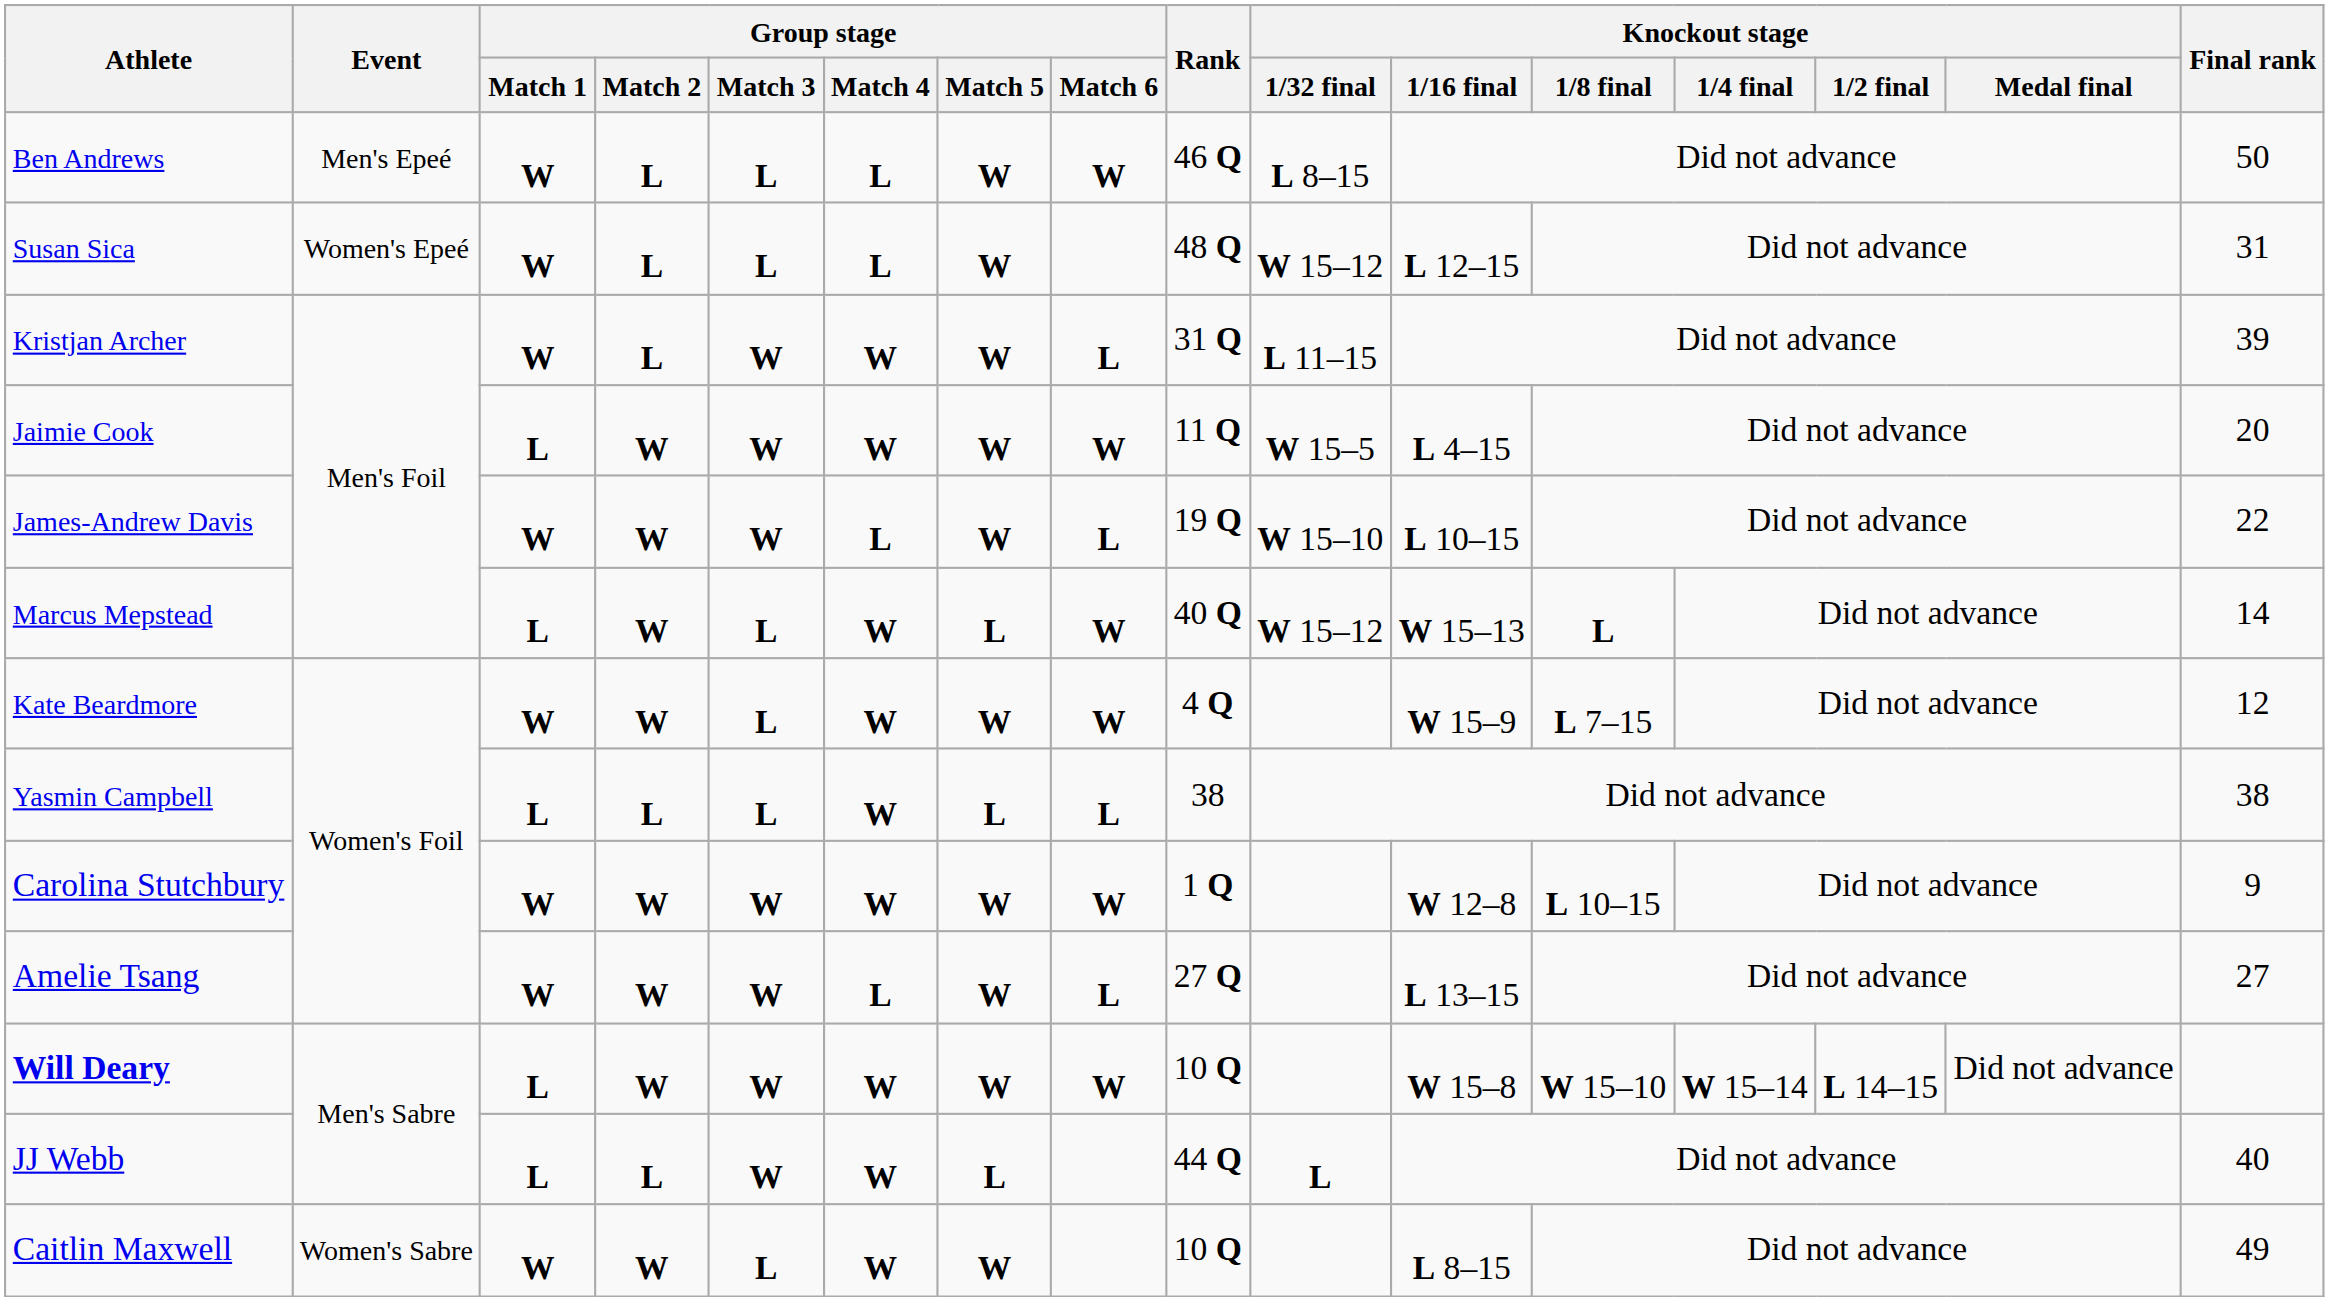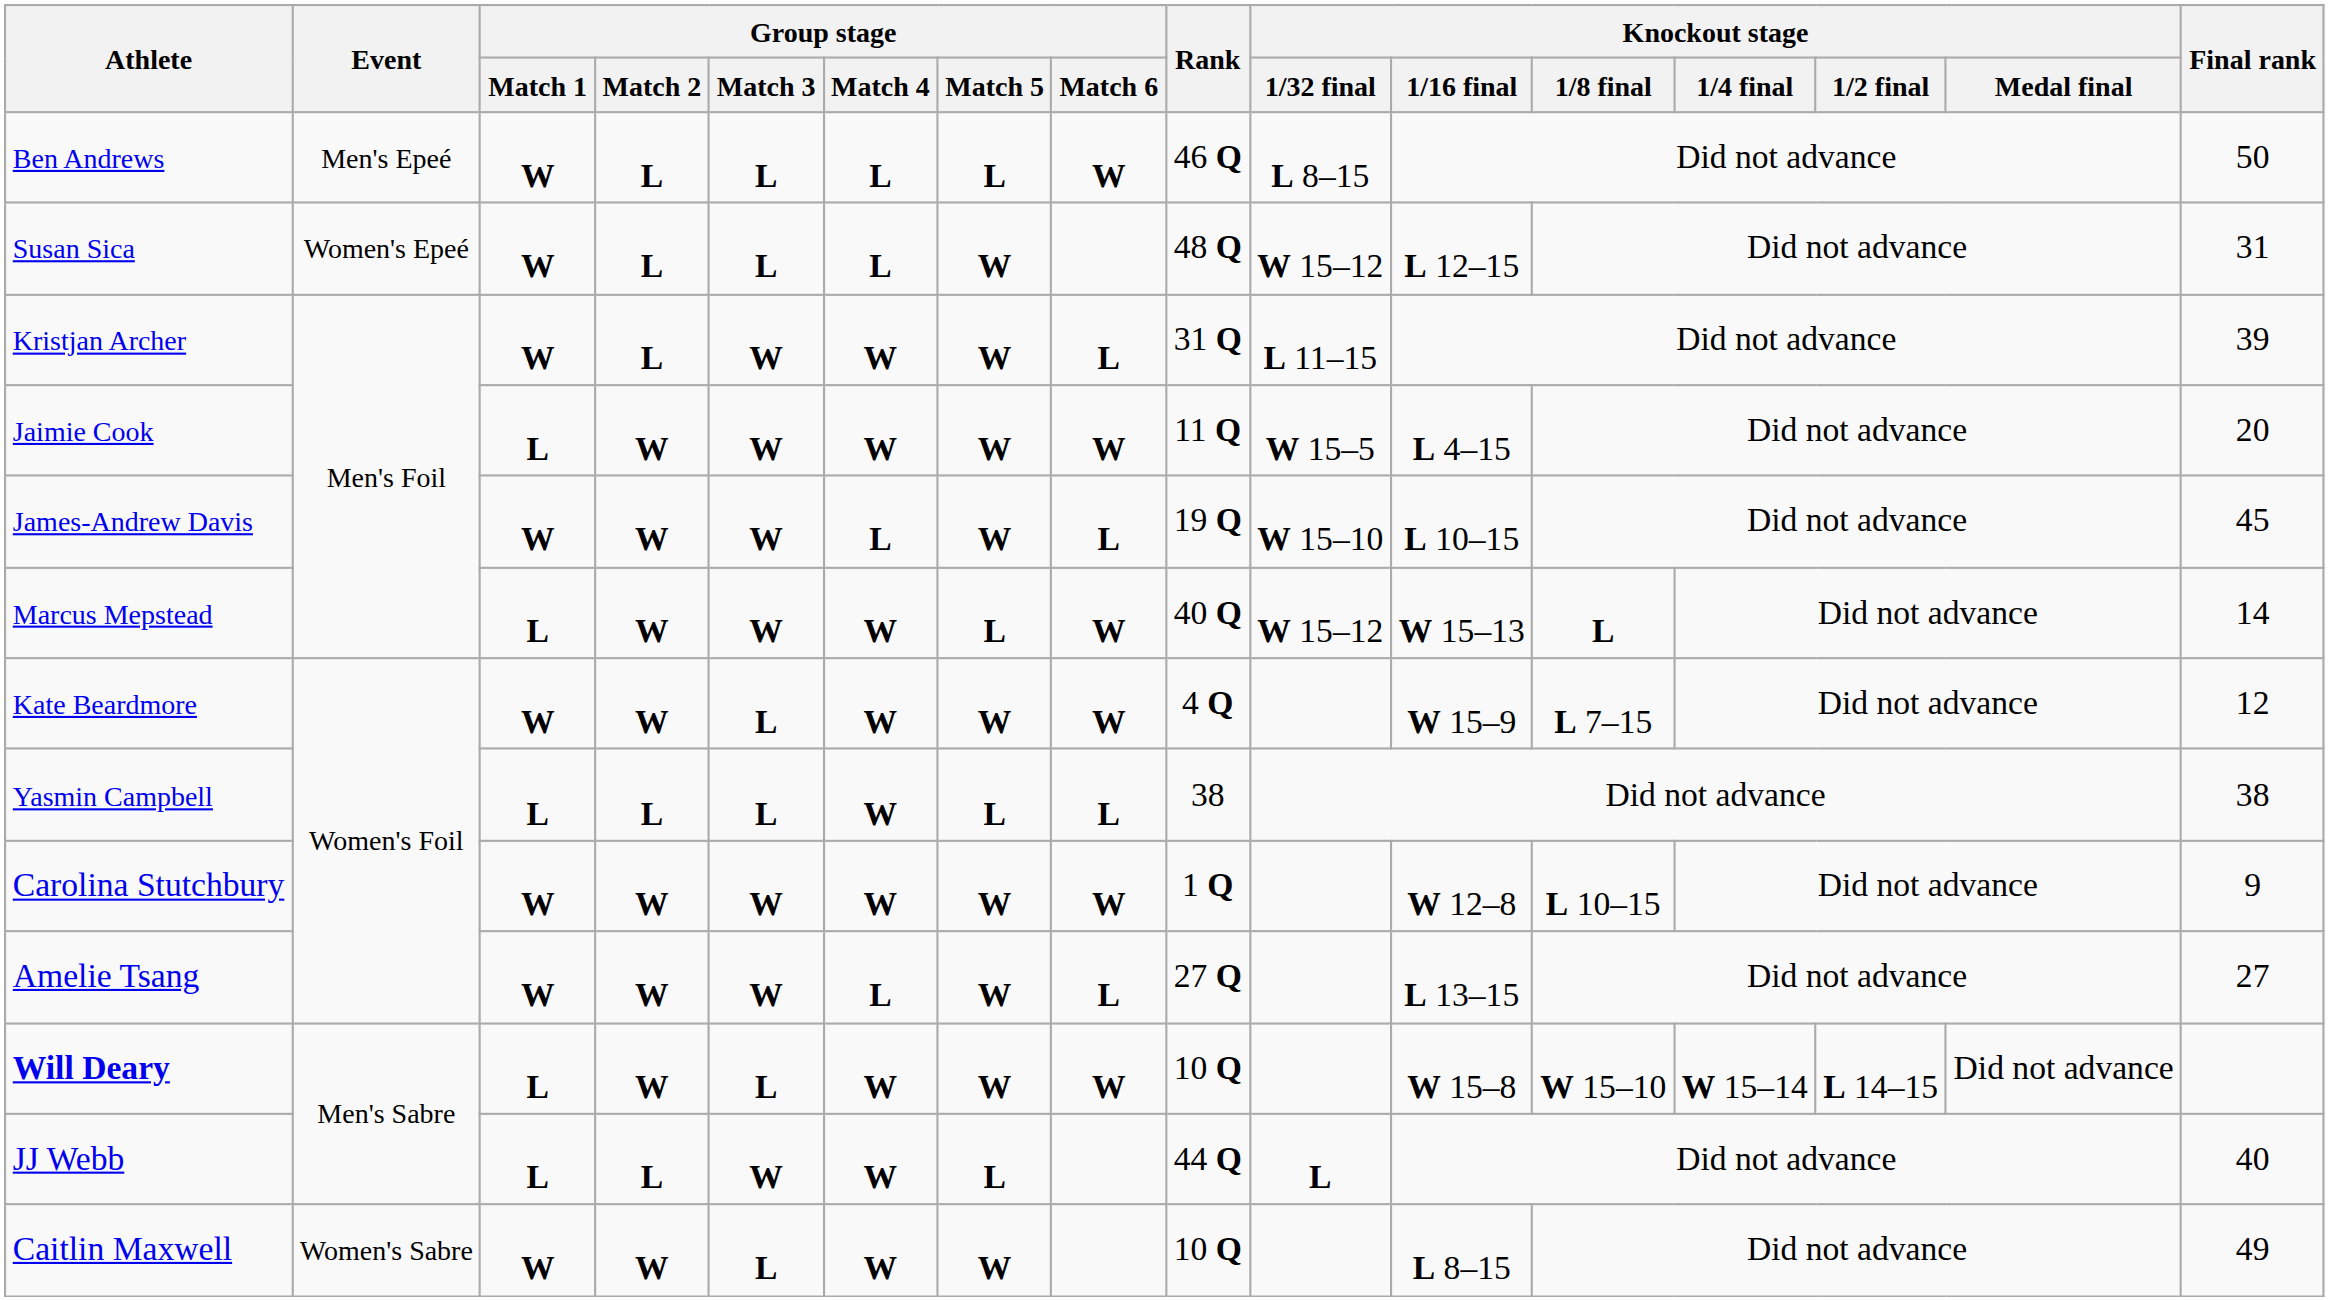(995, 175) W -> (995, 175) L
(2253, 520) 22 -> (2253, 520) 45
(766, 630) L -> (766, 630) W
(766, 1086) W -> (766, 1086) L
